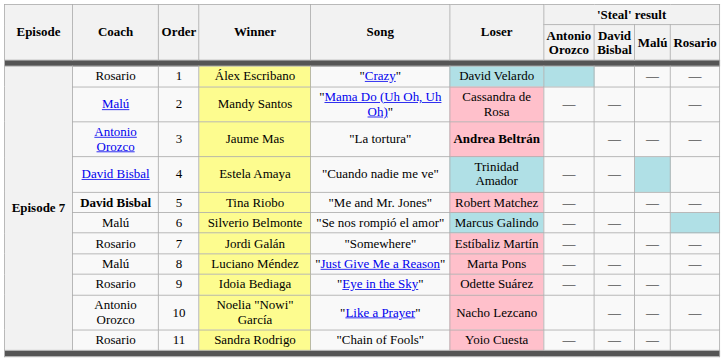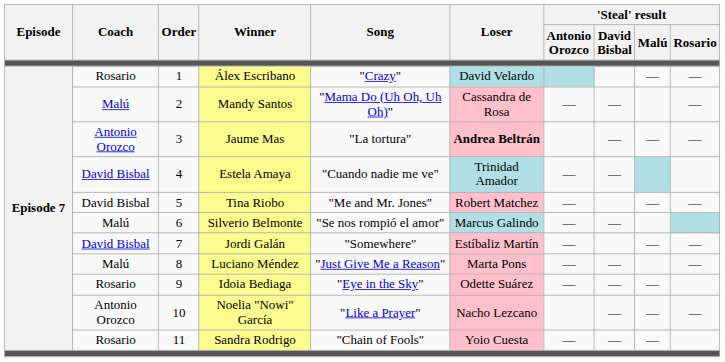(116, 202) bold -> (116, 202) normal
(116, 243) Rosario -> (116, 243) David Bisbal
